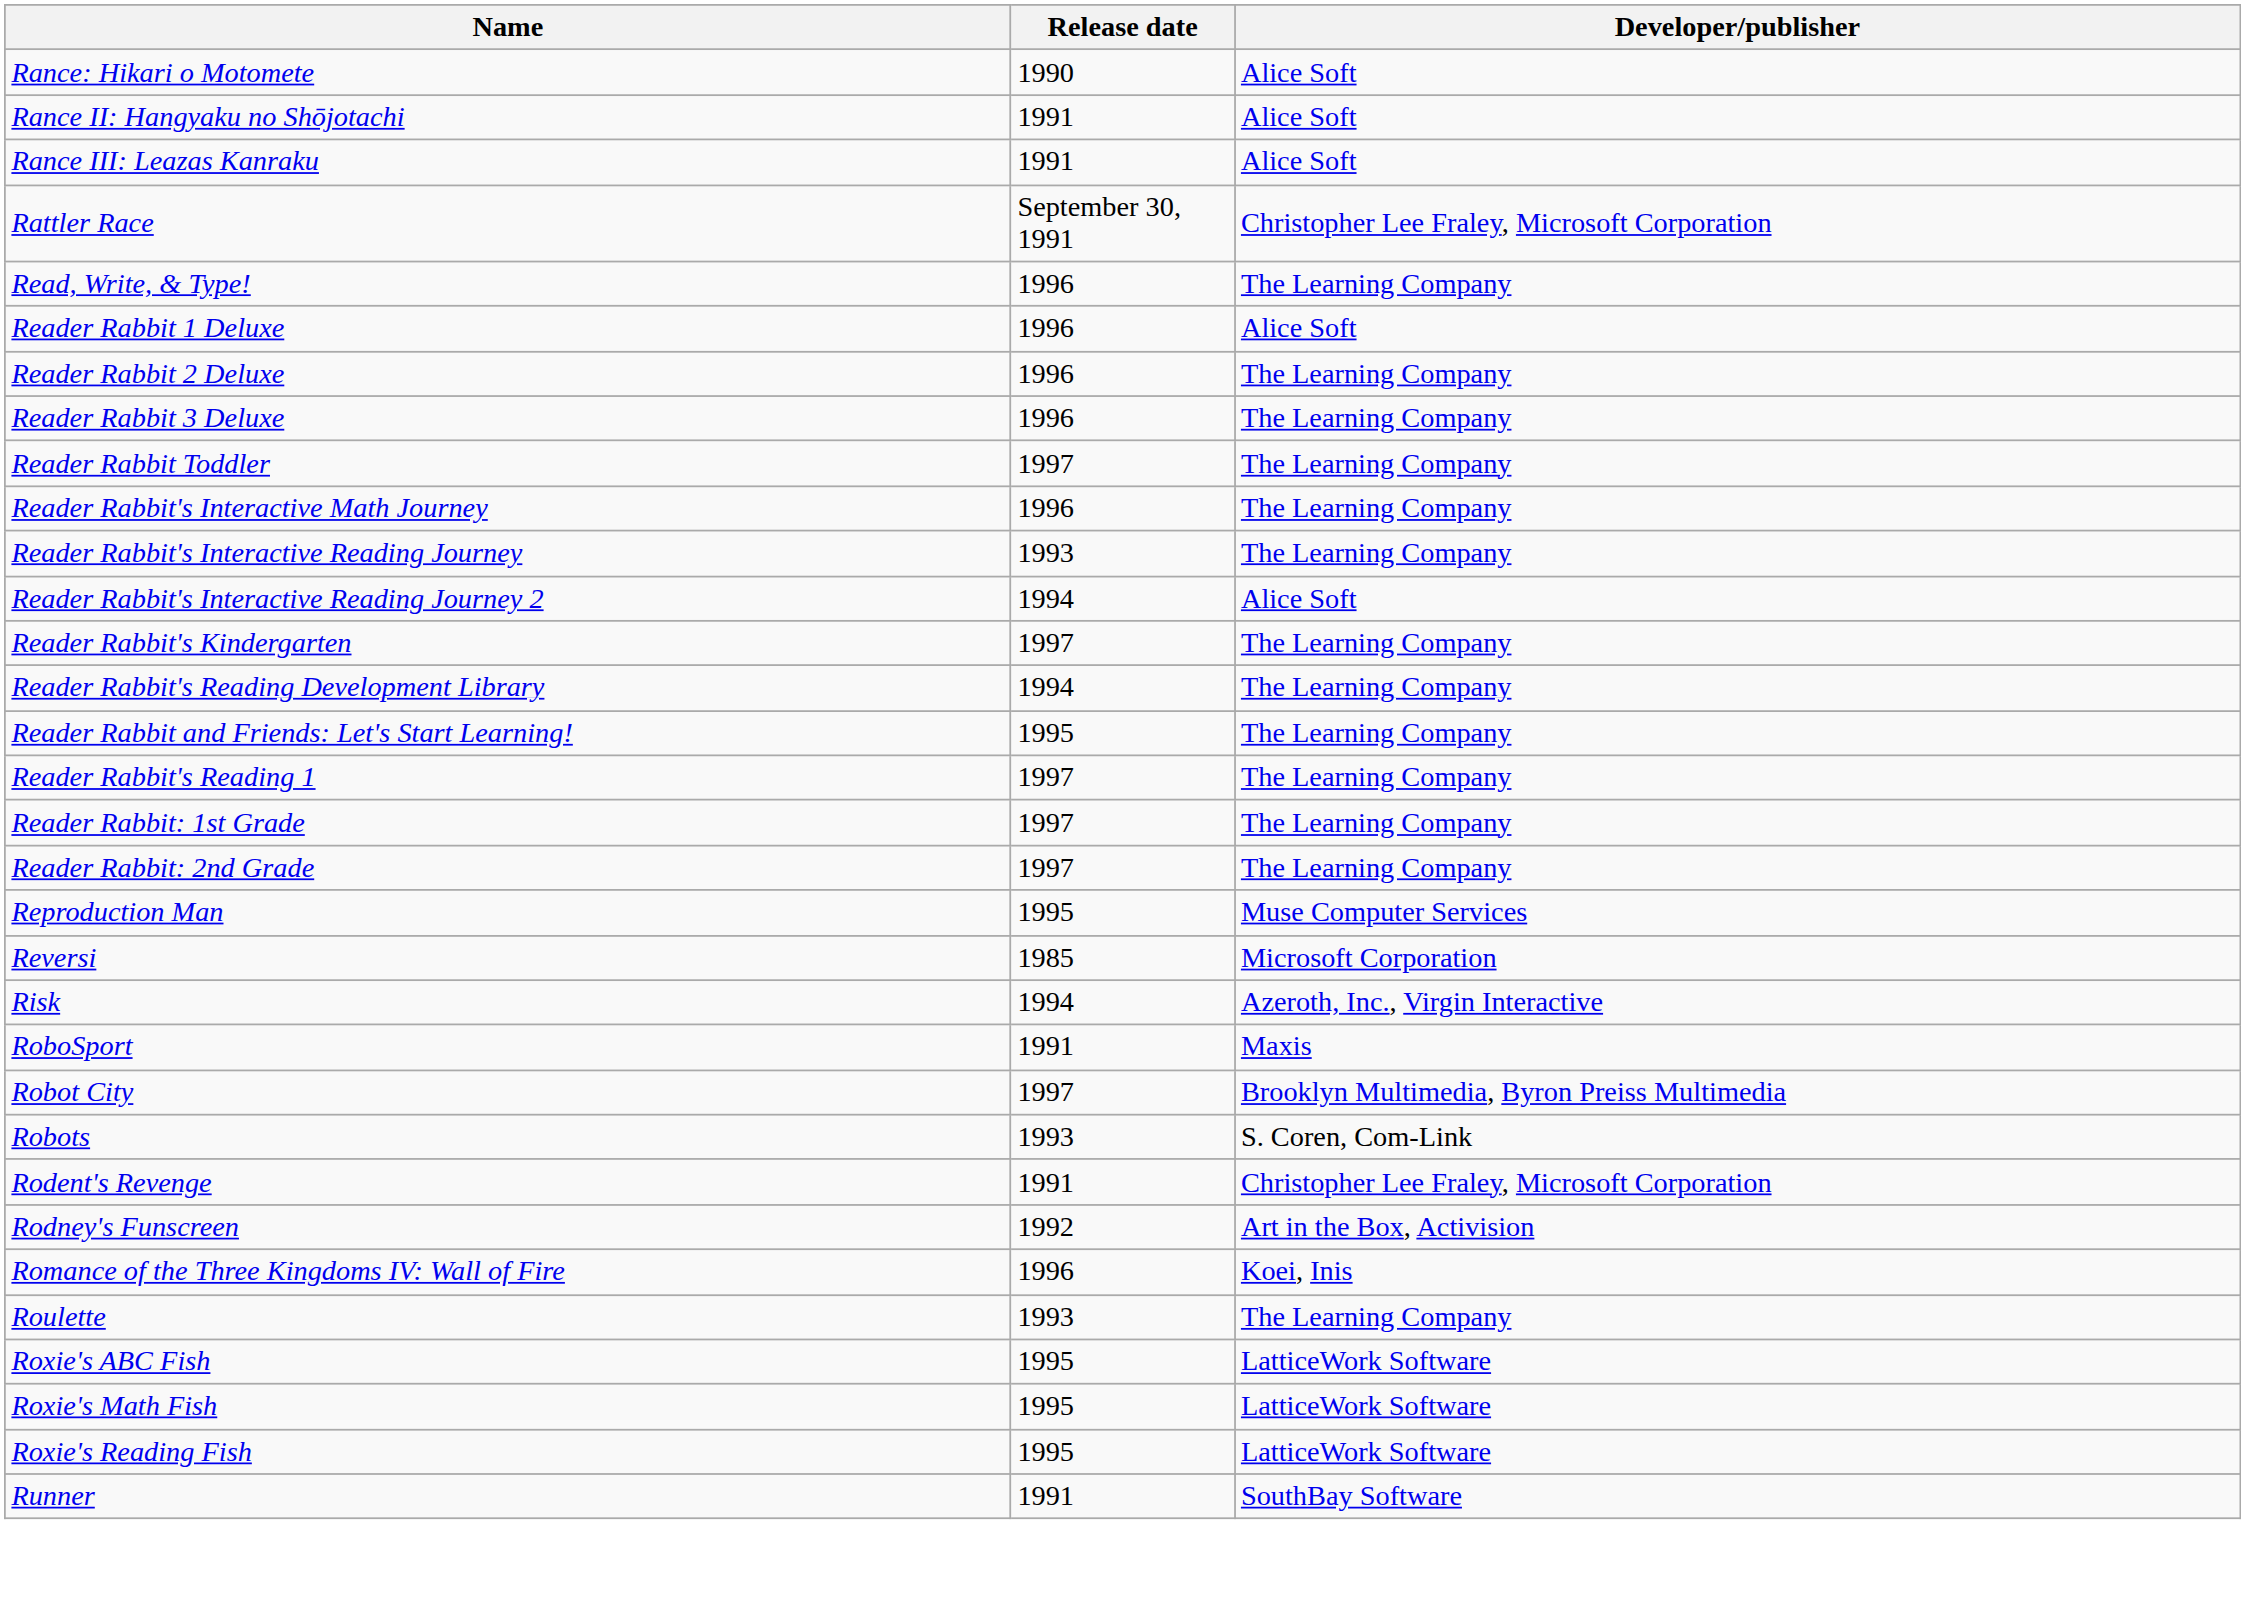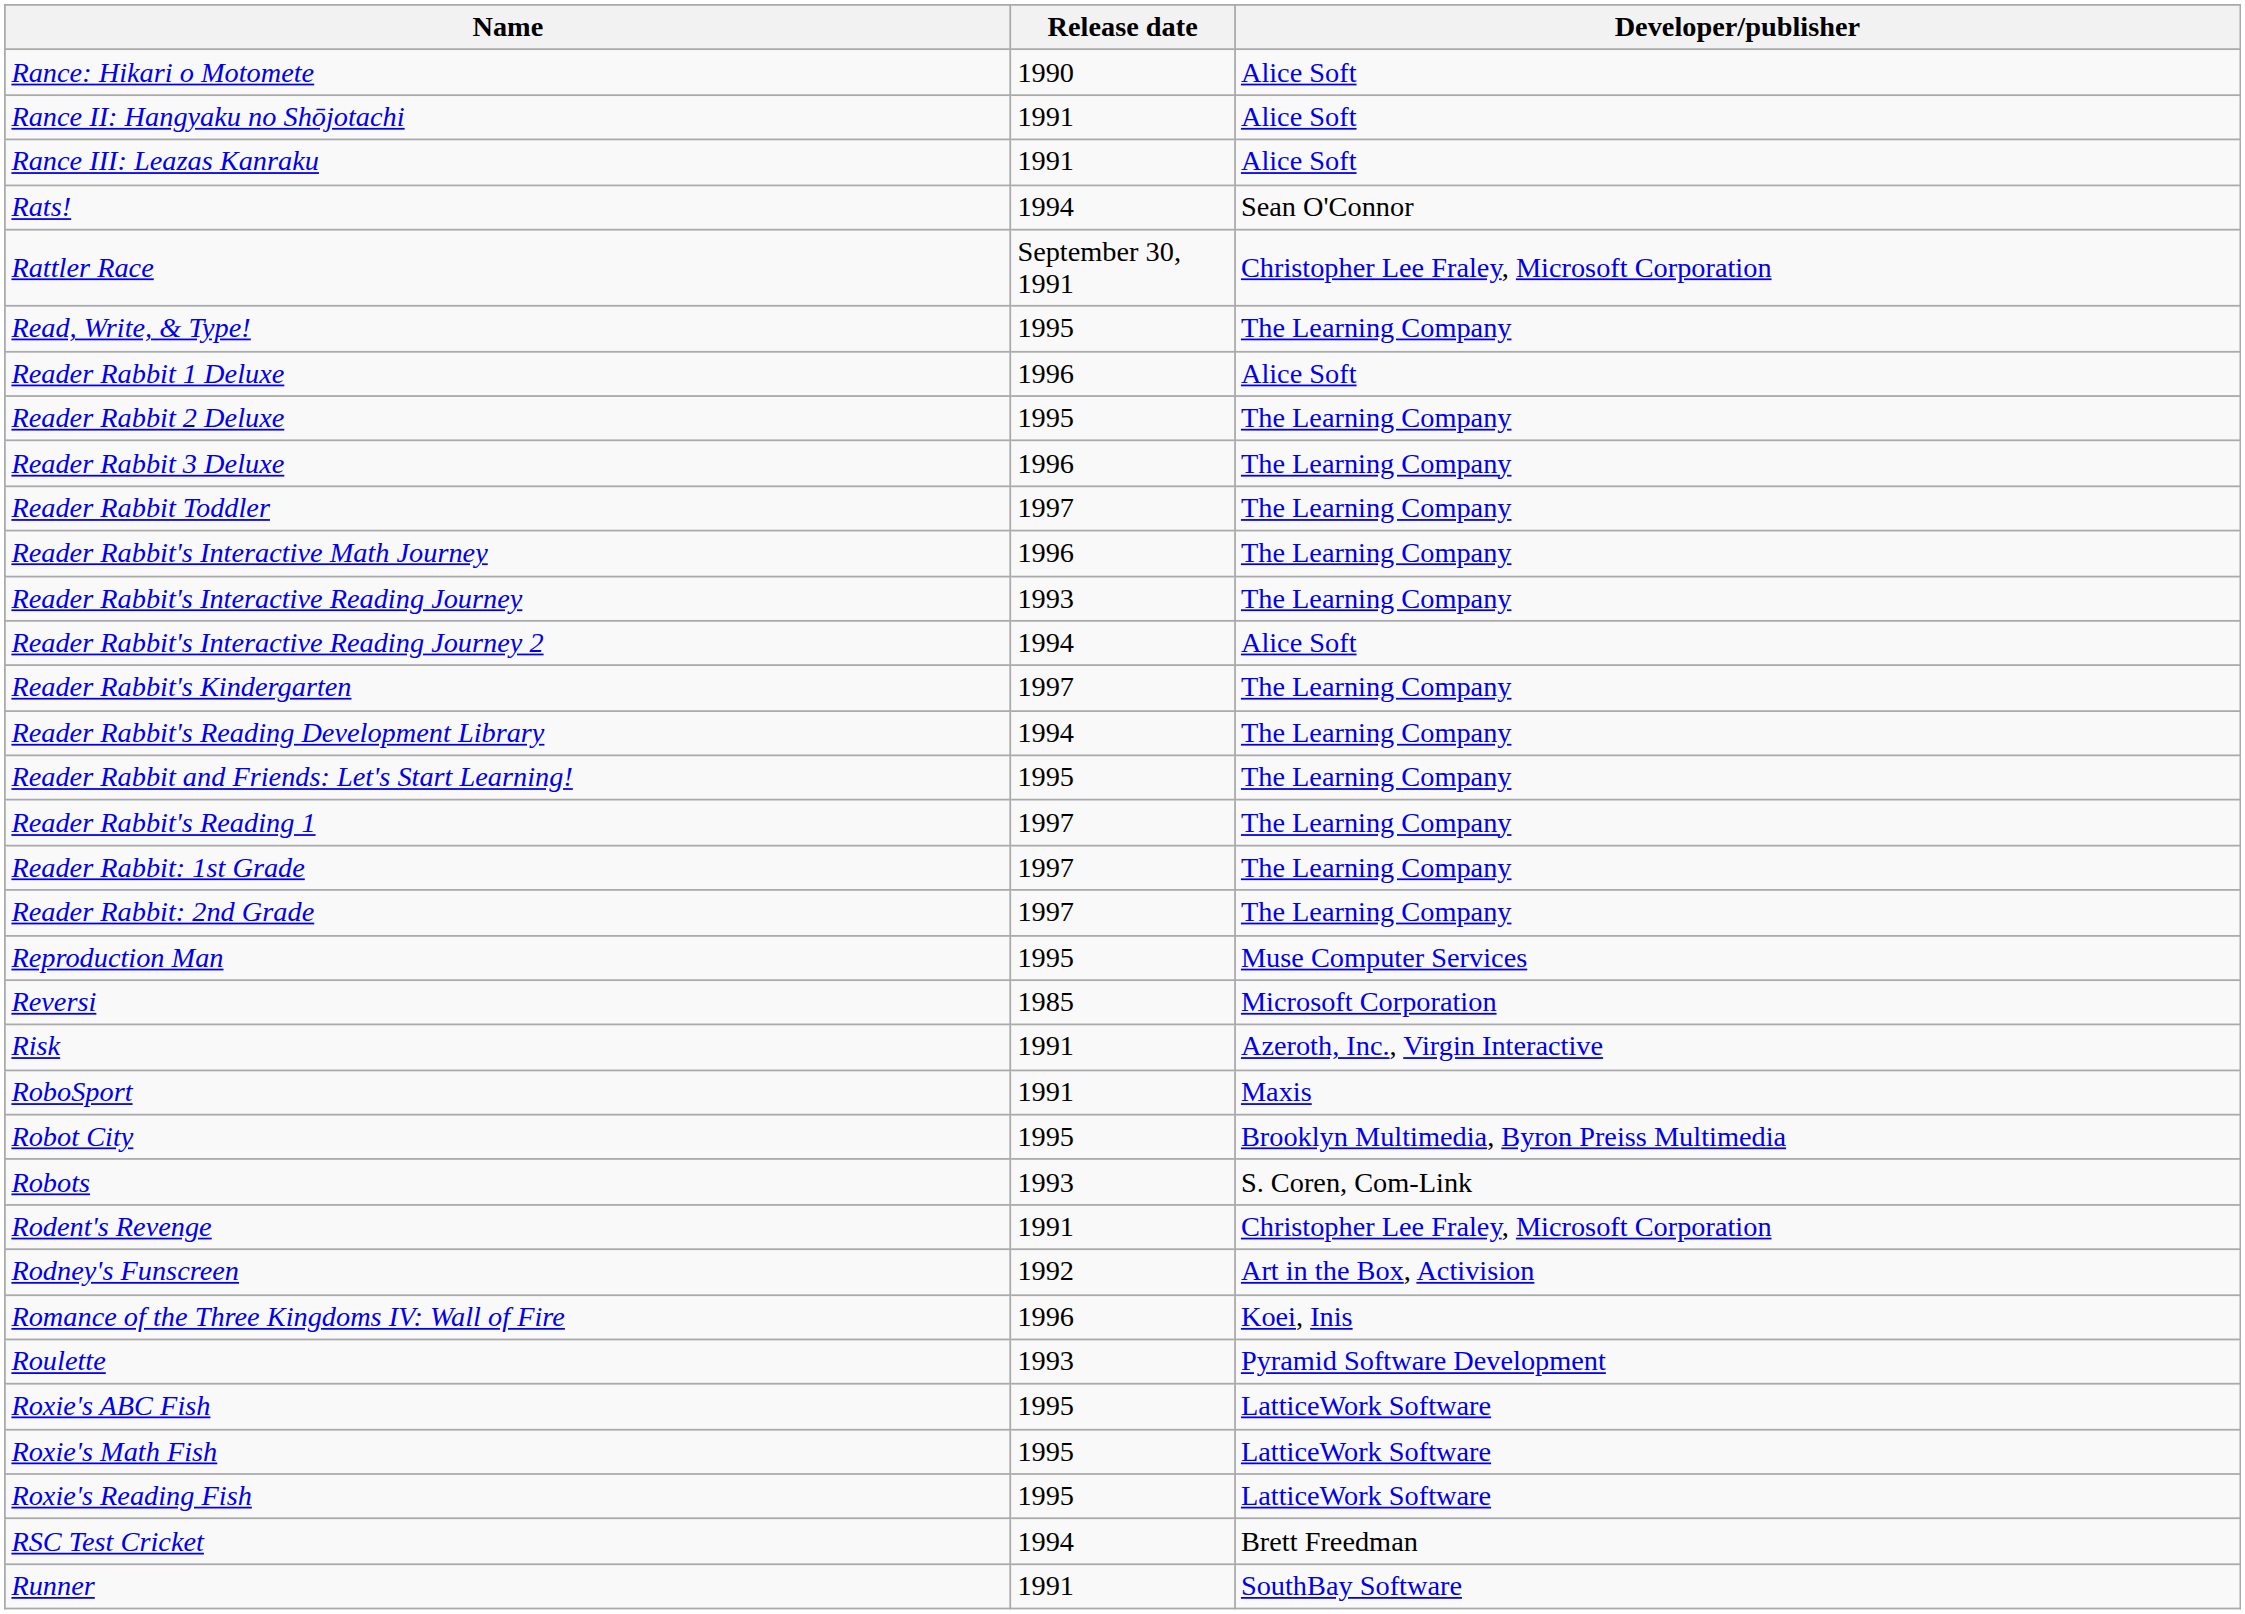+ row: (41, 206)
(1046, 283) 1996 -> (1046, 328) 1995
(1046, 373) 1996 -> (1046, 418) 1995
(1046, 1002) 1994 -> (1046, 1046) 1991
(1046, 1091) 1997 -> (1046, 1136) 1995
(1376, 1316) The Learning Company -> (1423, 1361) Pyramid Software Development
+ row: (108, 1540)
